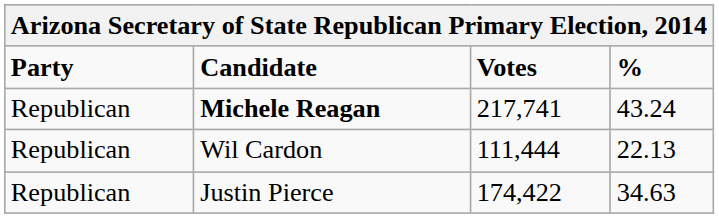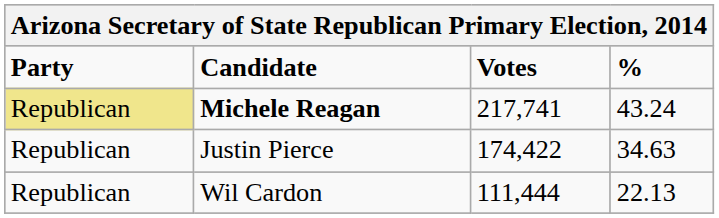(71, 108) no background -> (71, 108) khaki background
rows swapped: (267, 191) <-> (261, 150)
